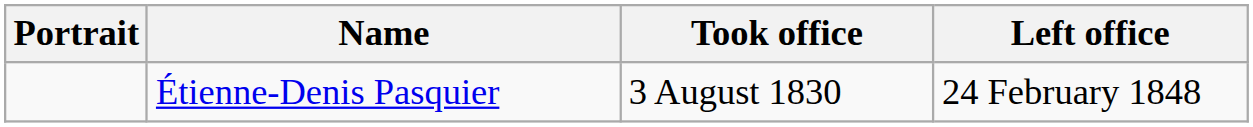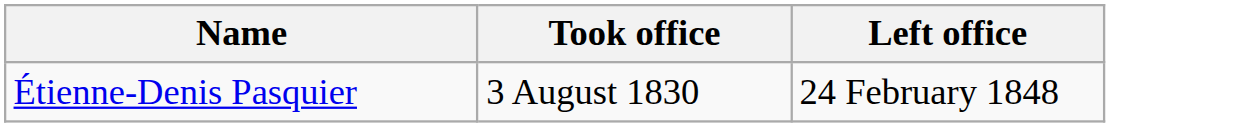- column: (76, 33)
